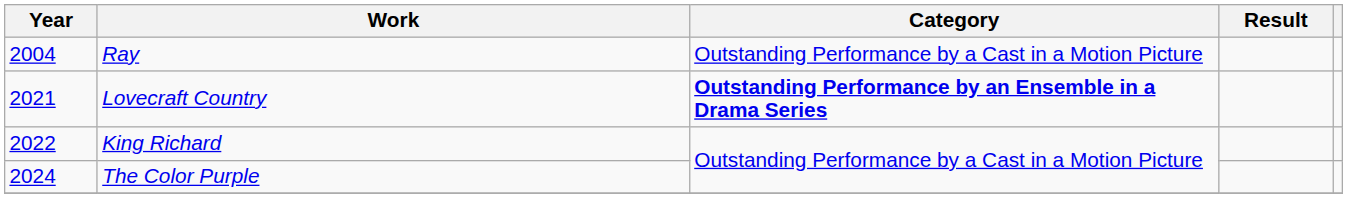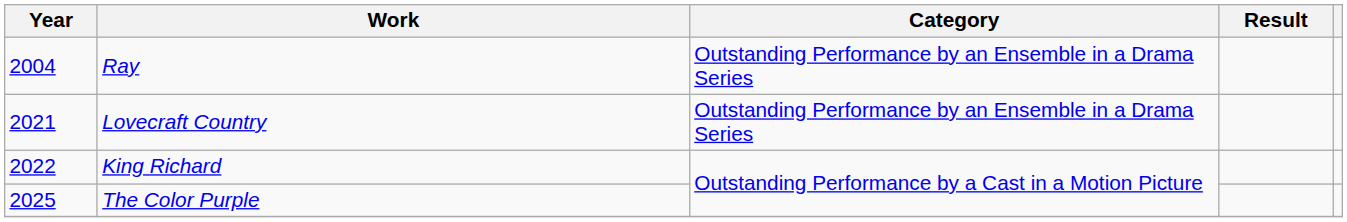(949, 53) Outstanding Performance by a Cast in a Motion Picture -> (944, 65) Outstanding Performance by an Ensemble in a Drama Series
(925, 98) bold -> (944, 122) normal
(33, 176) 2024 -> (33, 199) 2025
